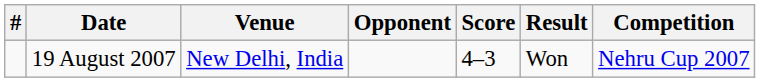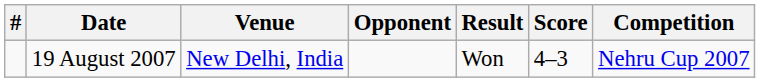columns swapped: (488, 22) <-> (557, 22)
